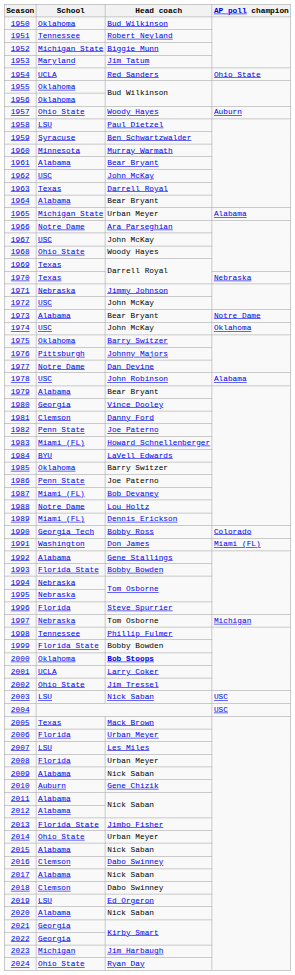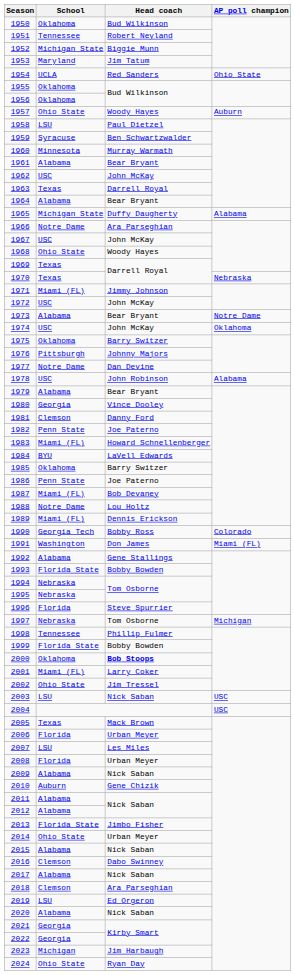(133, 214) Urban Meyer -> (142, 214) Duffy Daugherty
(57, 290) Nebraska -> (61, 290) Miami (FL)
(47, 672) UCLA -> (61, 672) Miami (FL)
(135, 888) Dabo Swinney -> (140, 888) Ara Parseghian
